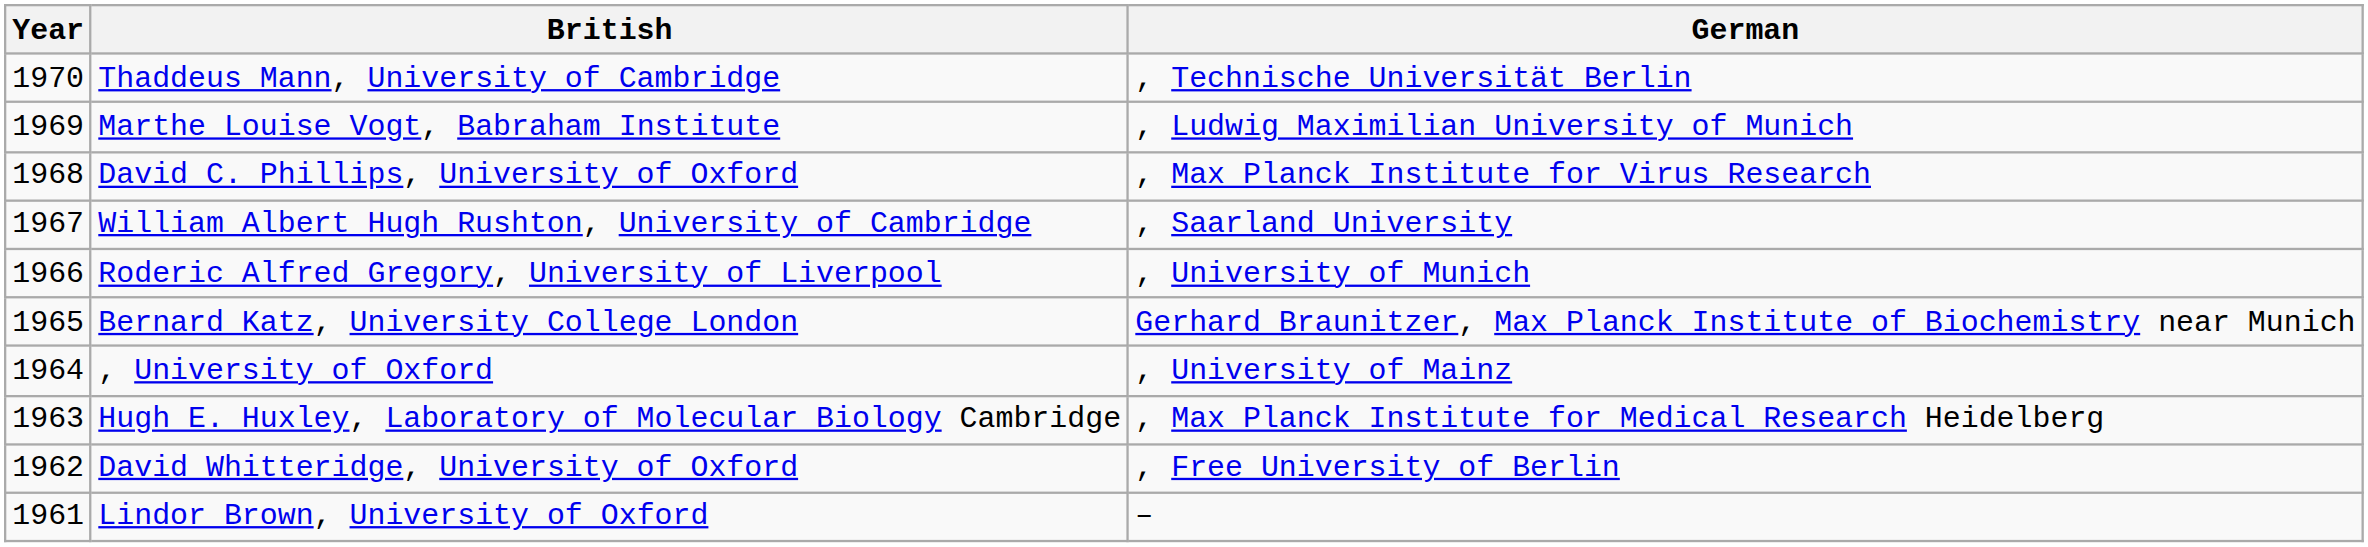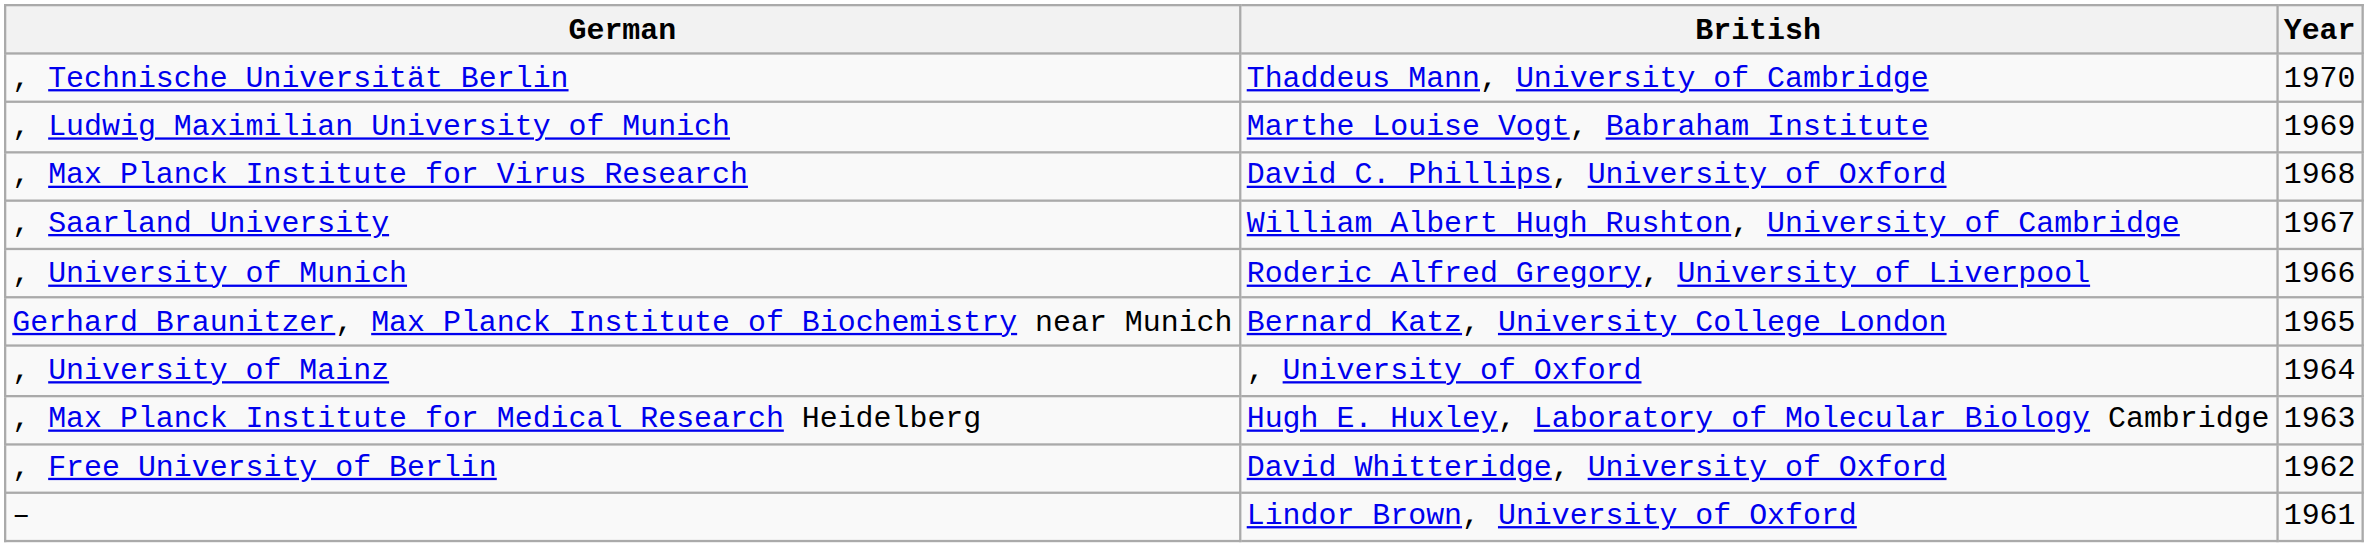columns swapped: (48, 30) <-> (1745, 30)
